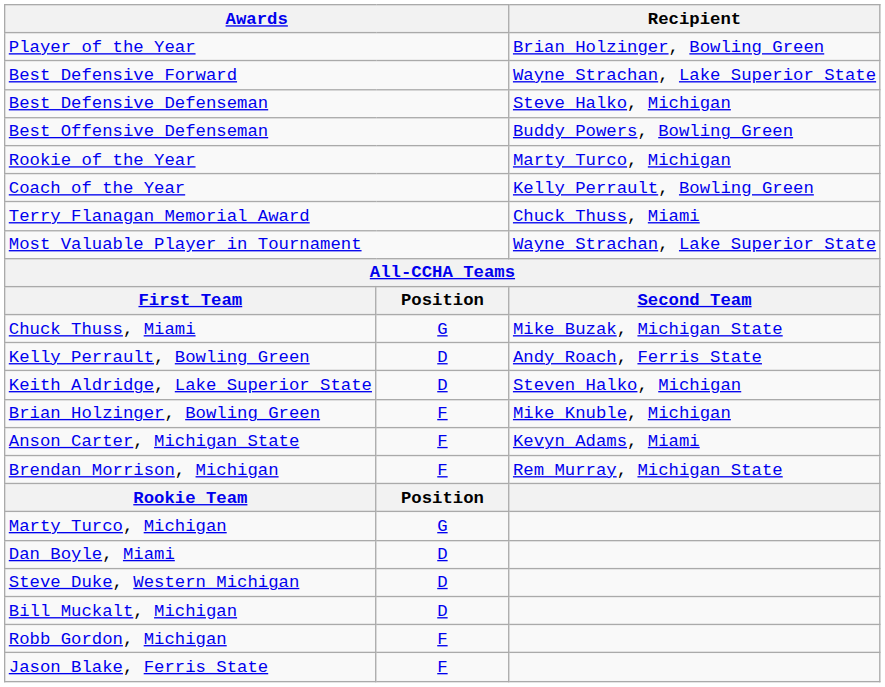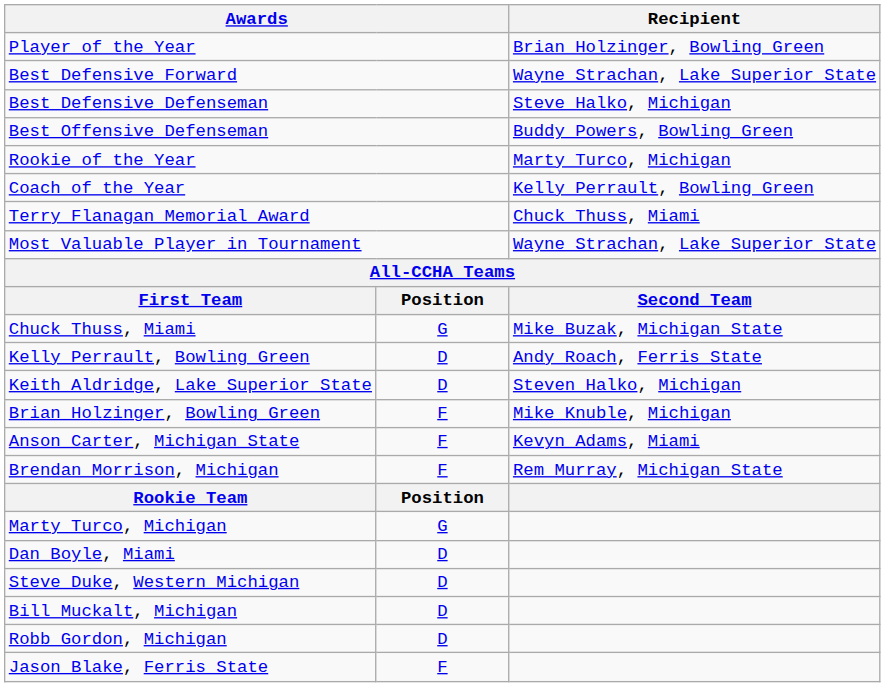(442, 639) F -> (442, 639) D
